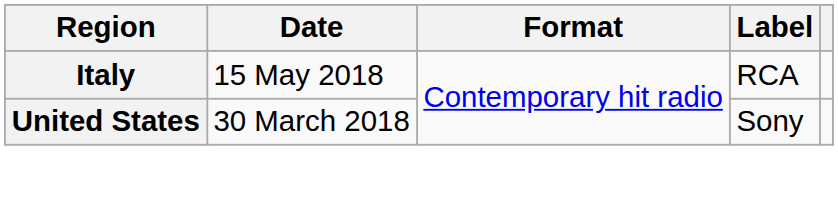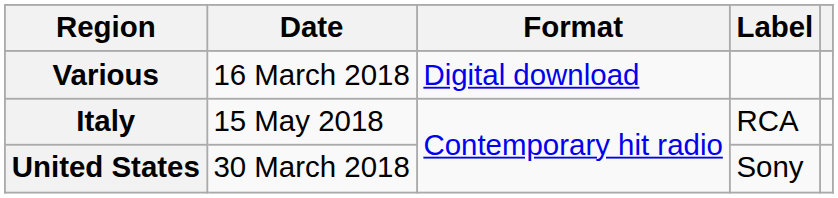+ row: (106, 74)
